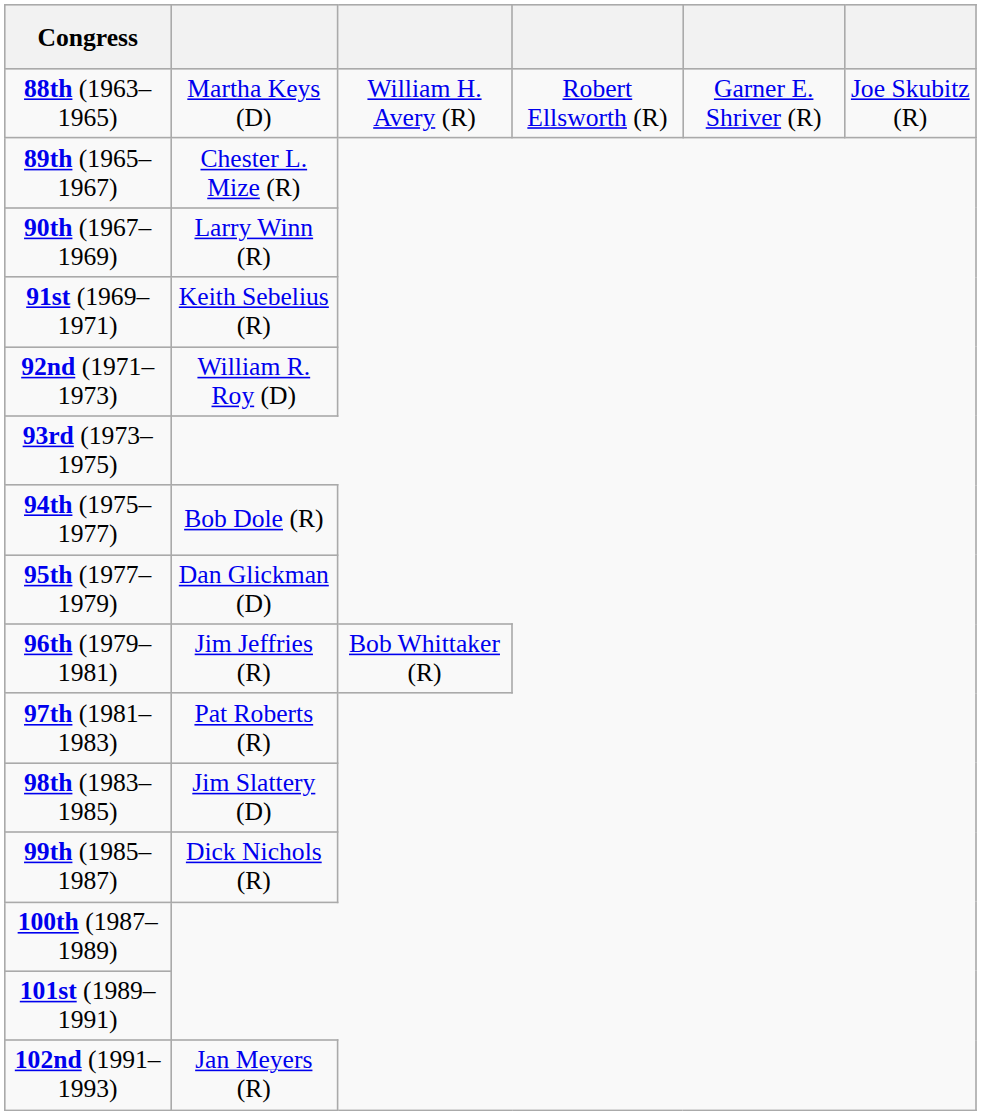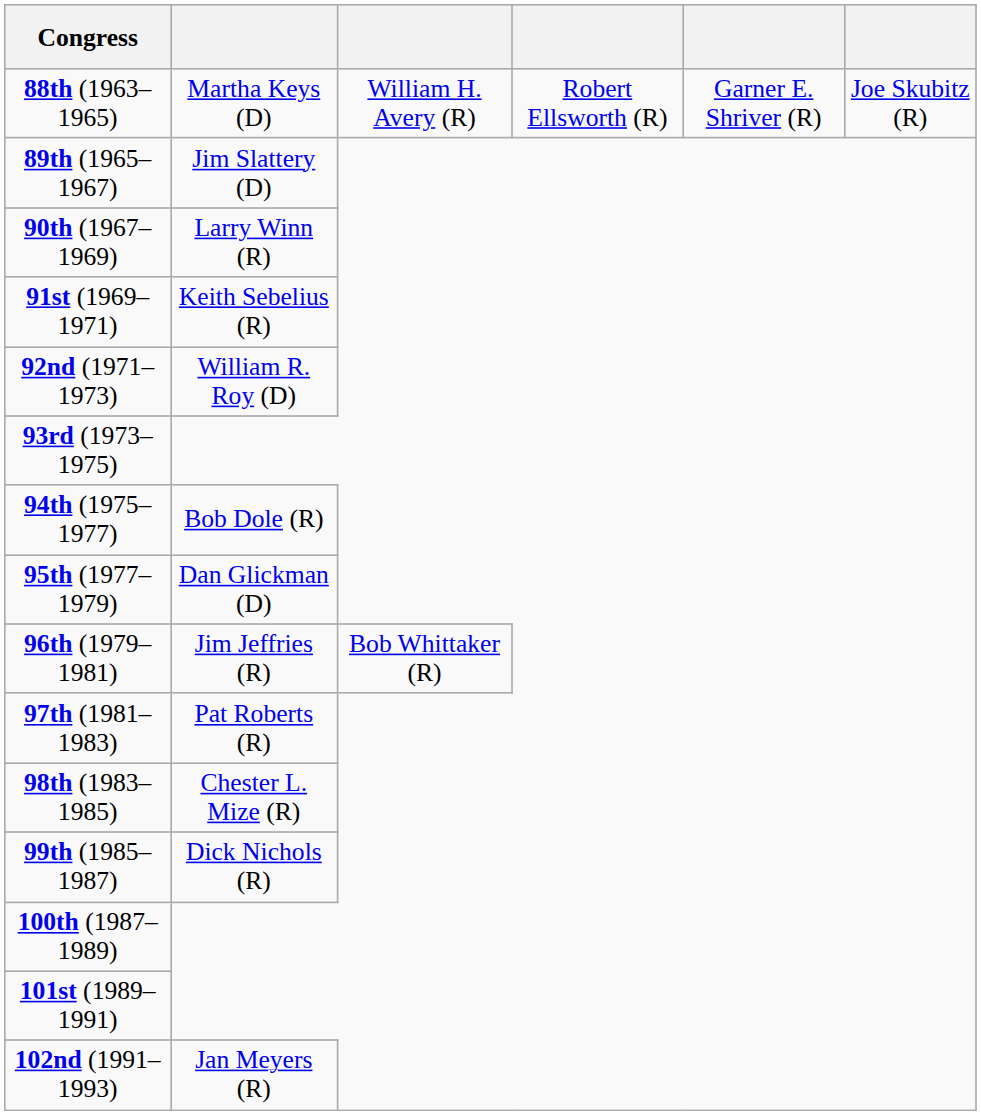(254, 172) Chester L. Mize (R) -> (254, 172) Jim Slattery (D)
(254, 797) Jim Slattery (D) -> (254, 797) Chester L. Mize (R)
